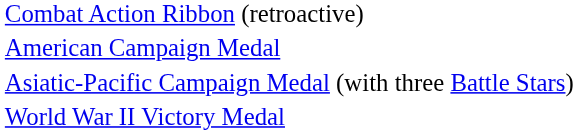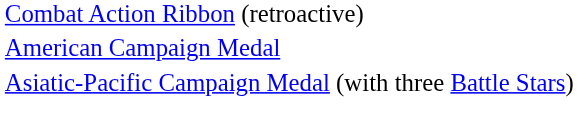- row: (145, 116)
